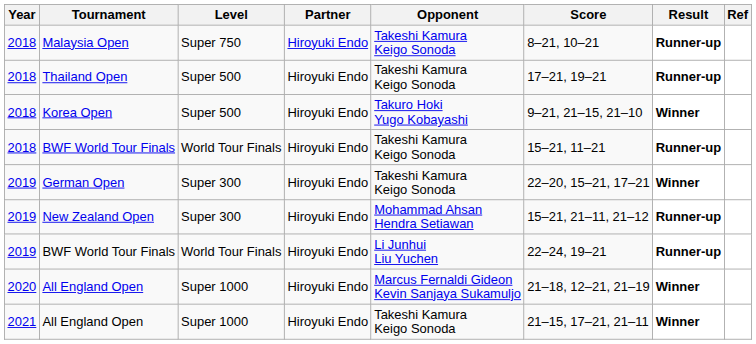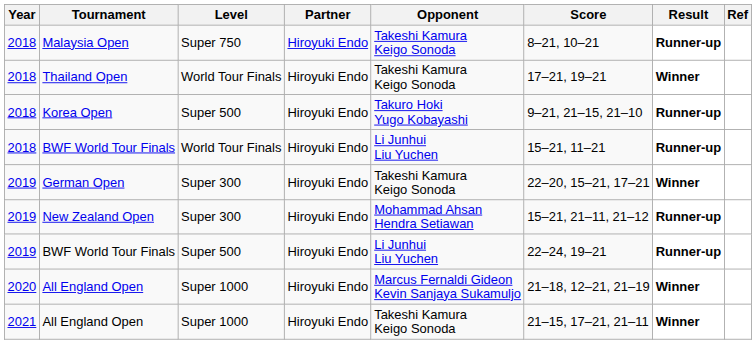(211, 78) Super 500 -> (231, 78) World Tour Finals
(688, 78) Runner-up -> (678, 78) Winner
(678, 113) Winner -> (688, 113) Runner-up
(421, 147) Takeshi Kamura Keigo Sonoda -> (406, 147) Li Junhui Liu Yuchen
(231, 252) World Tour Finals -> (211, 252) Super 500
